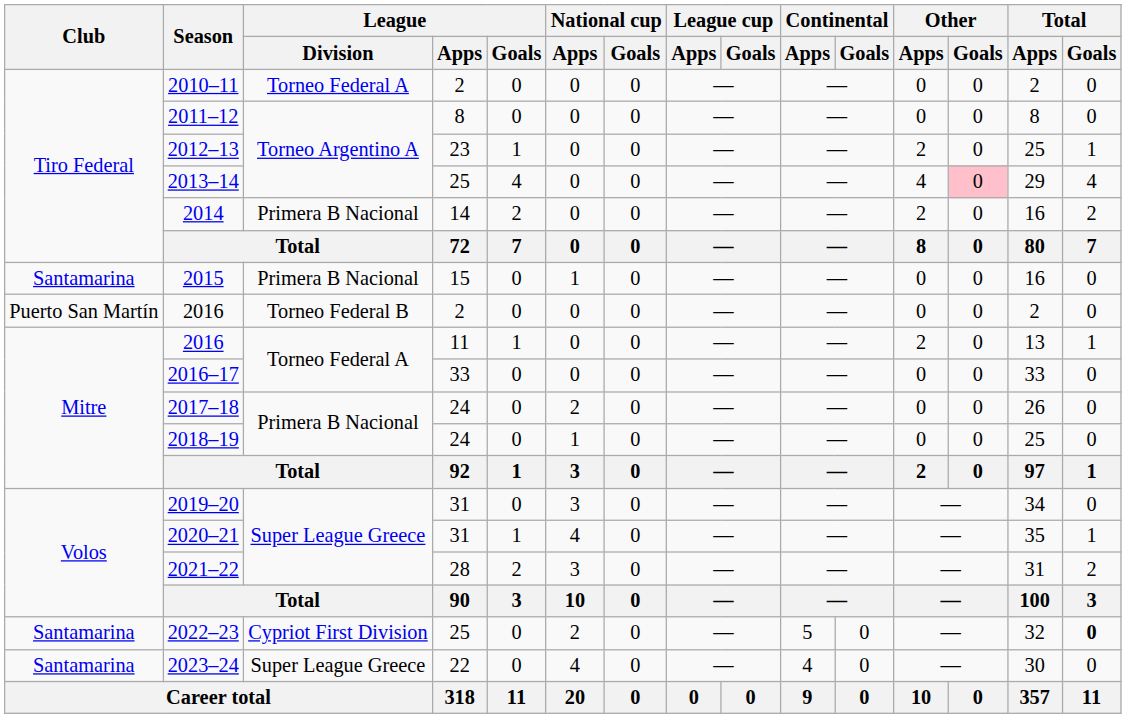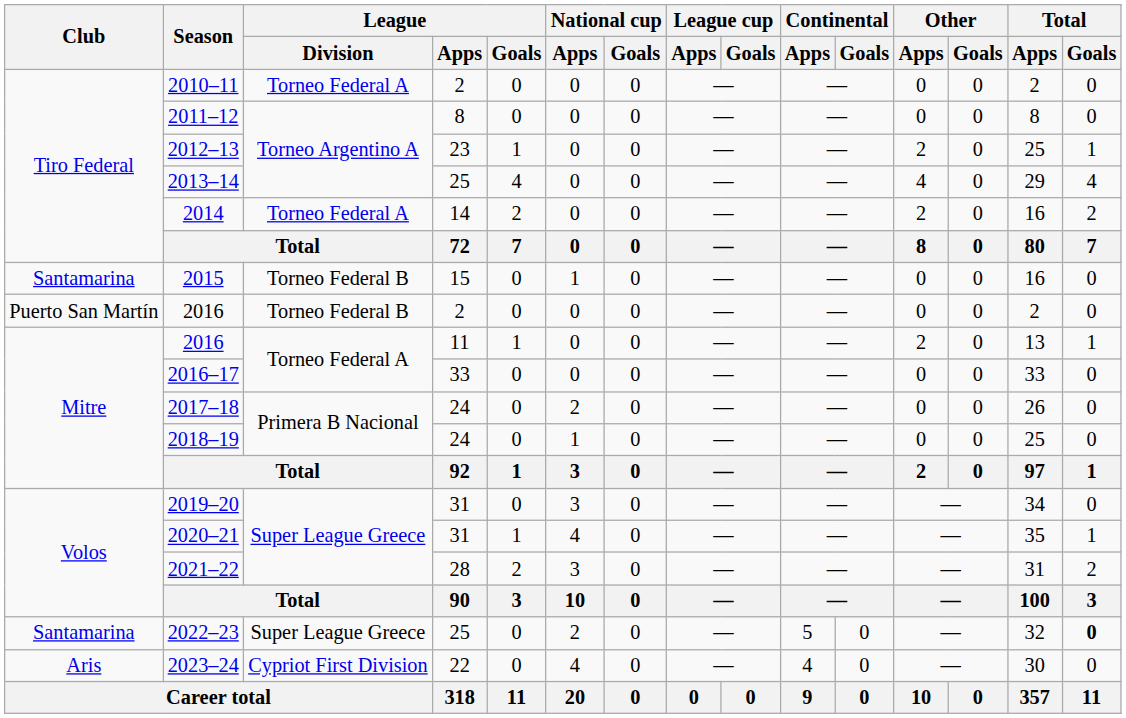(978, 181) pink background -> (978, 181) no background
(338, 213) Primera B Nacional -> (338, 213) Torneo Federal A
(338, 278) Primera B Nacional -> (338, 278) Torneo Federal B
(338, 632) Cypriot First Division -> (338, 632) Super League Greece
(84, 665) Santamarina -> (84, 665) Aris
(338, 665) Super League Greece -> (338, 665) Cypriot First Division
